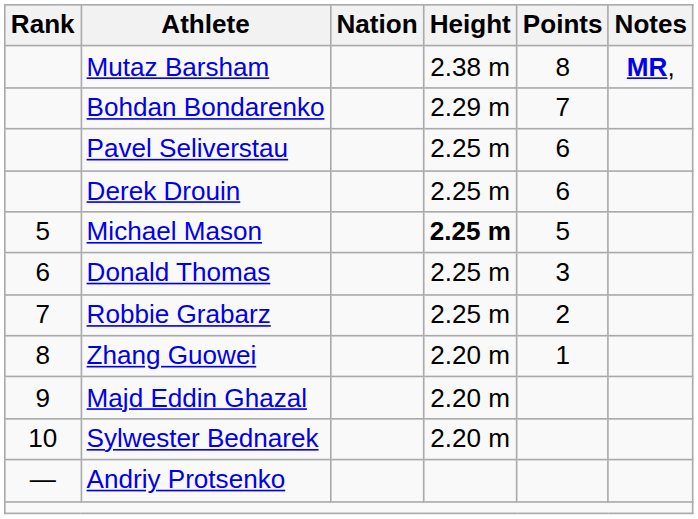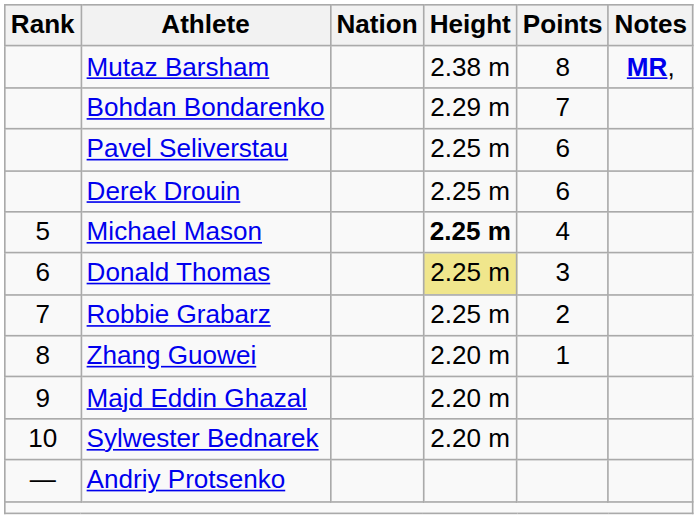(563, 231) 5 -> (563, 231) 4
(470, 273) no background -> (470, 273) khaki background
